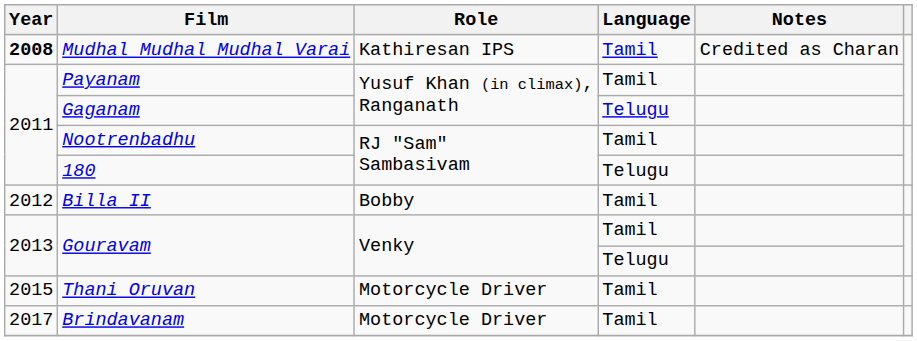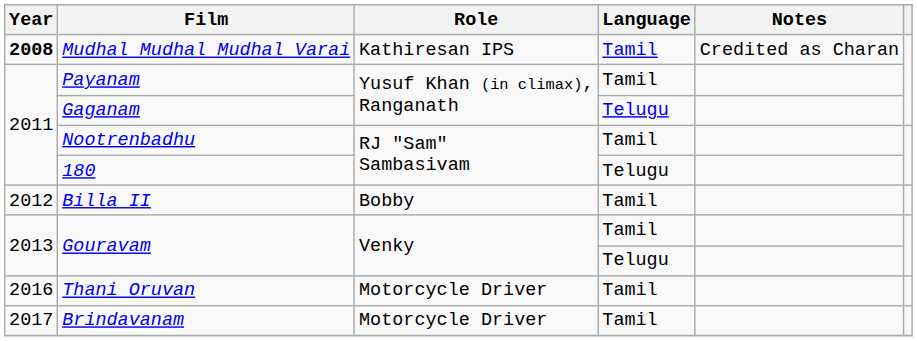(31, 291) 2015 -> (31, 291) 2016
